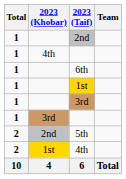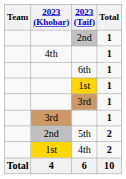columns swapped: (108, 17) <-> (16, 17)
